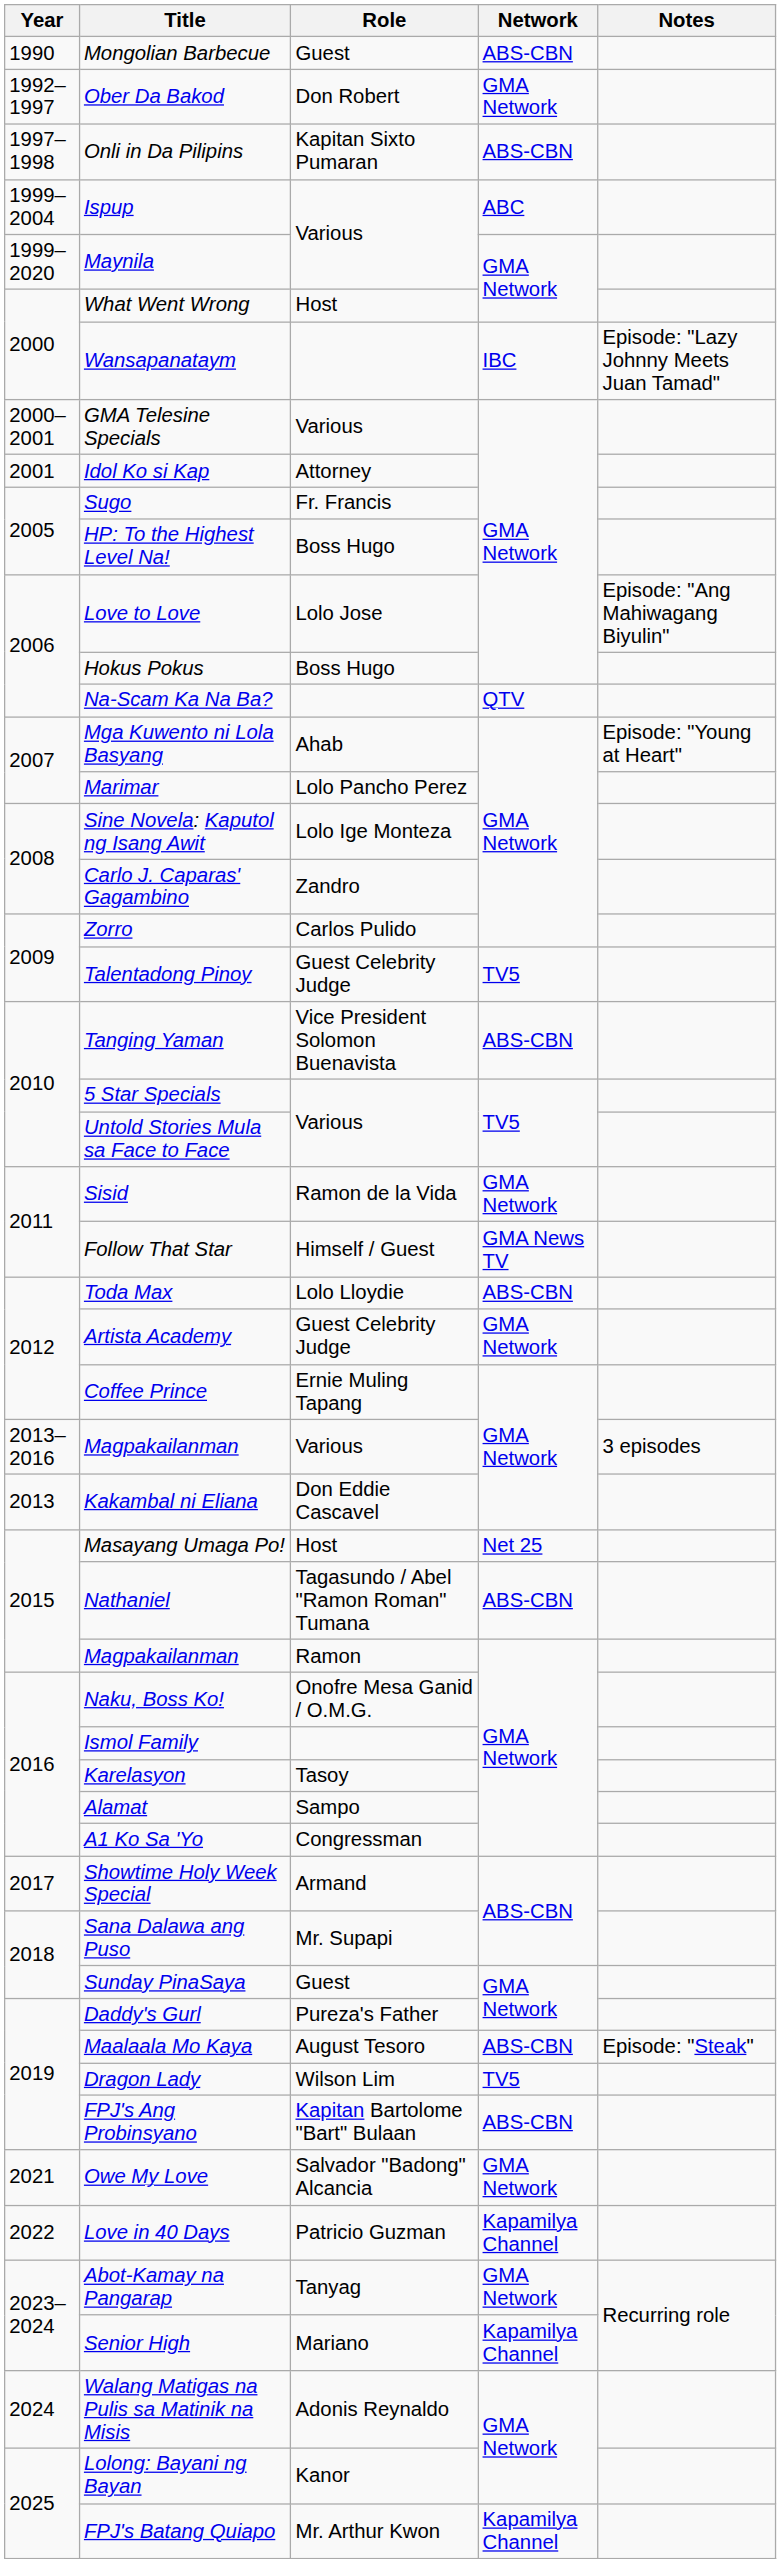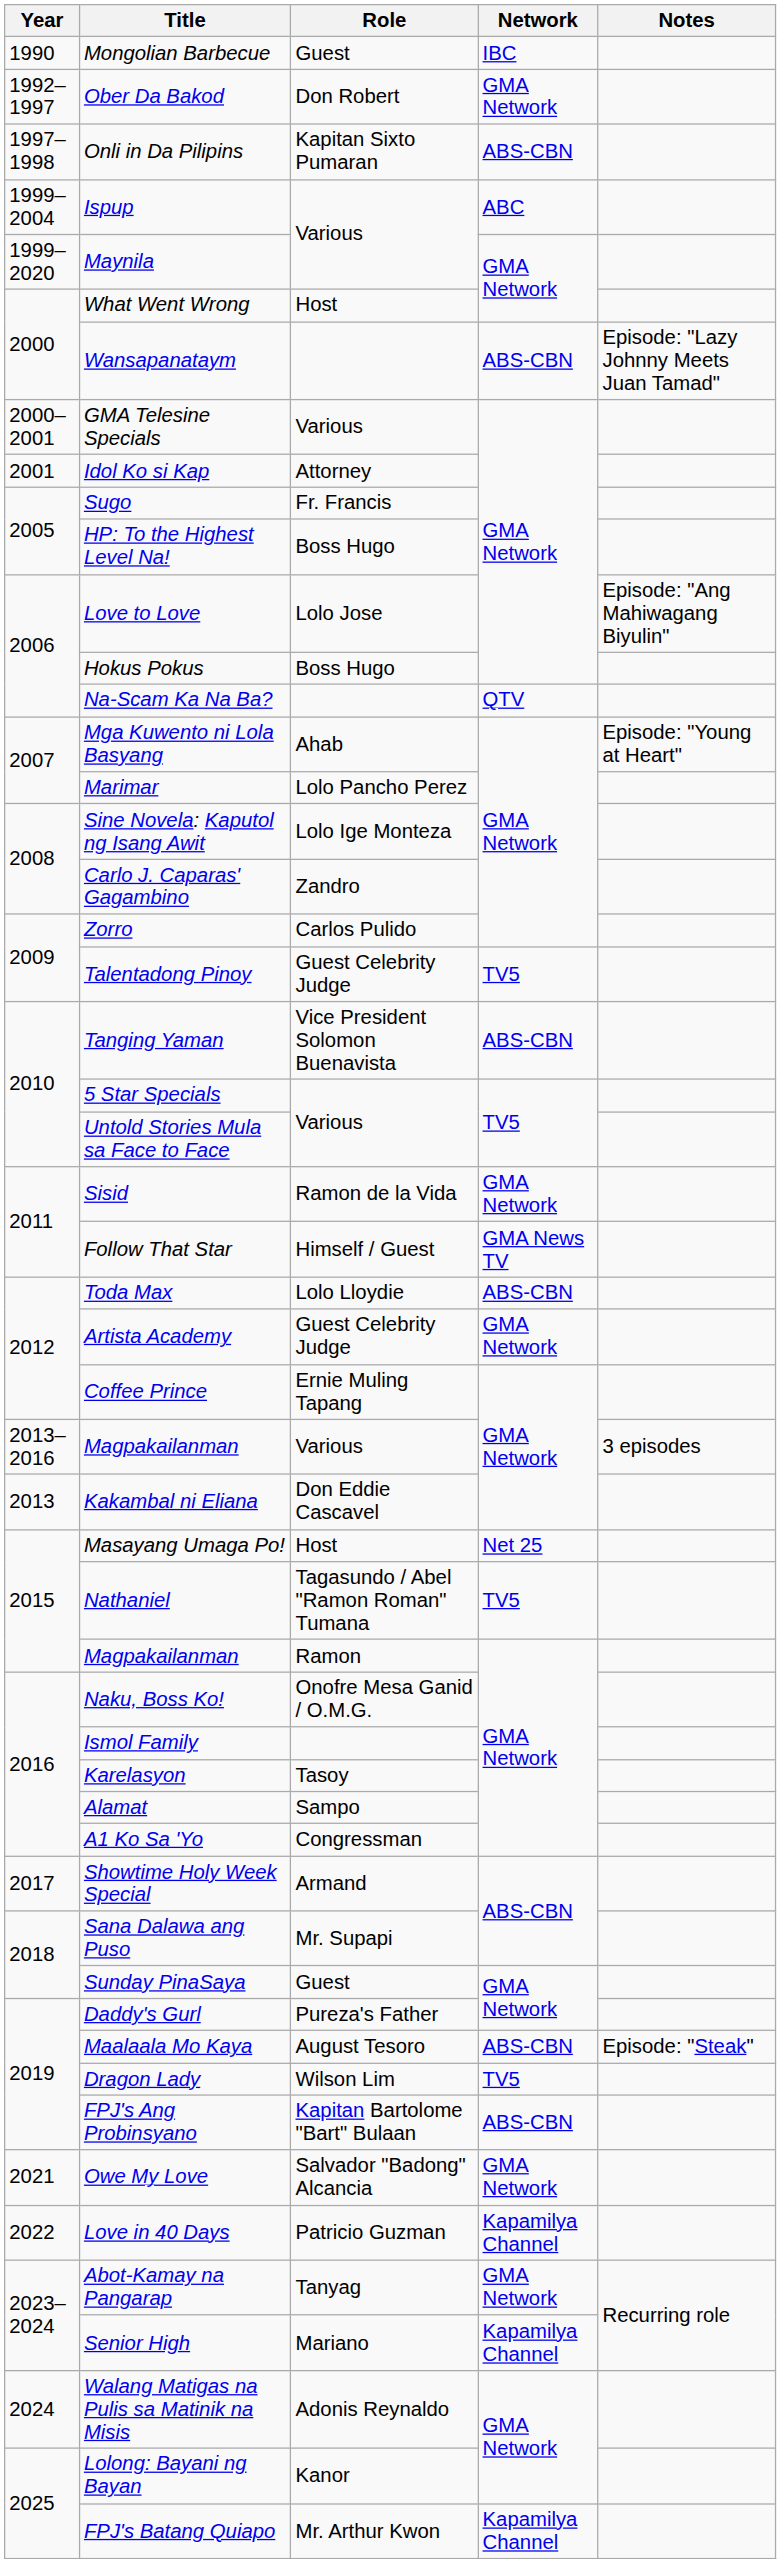(528, 52) ABS-CBN -> (499, 52) IBC
(499, 360) IBC -> (528, 360) ABS-CBN
(528, 1600) ABS-CBN -> (501, 1600) TV5
